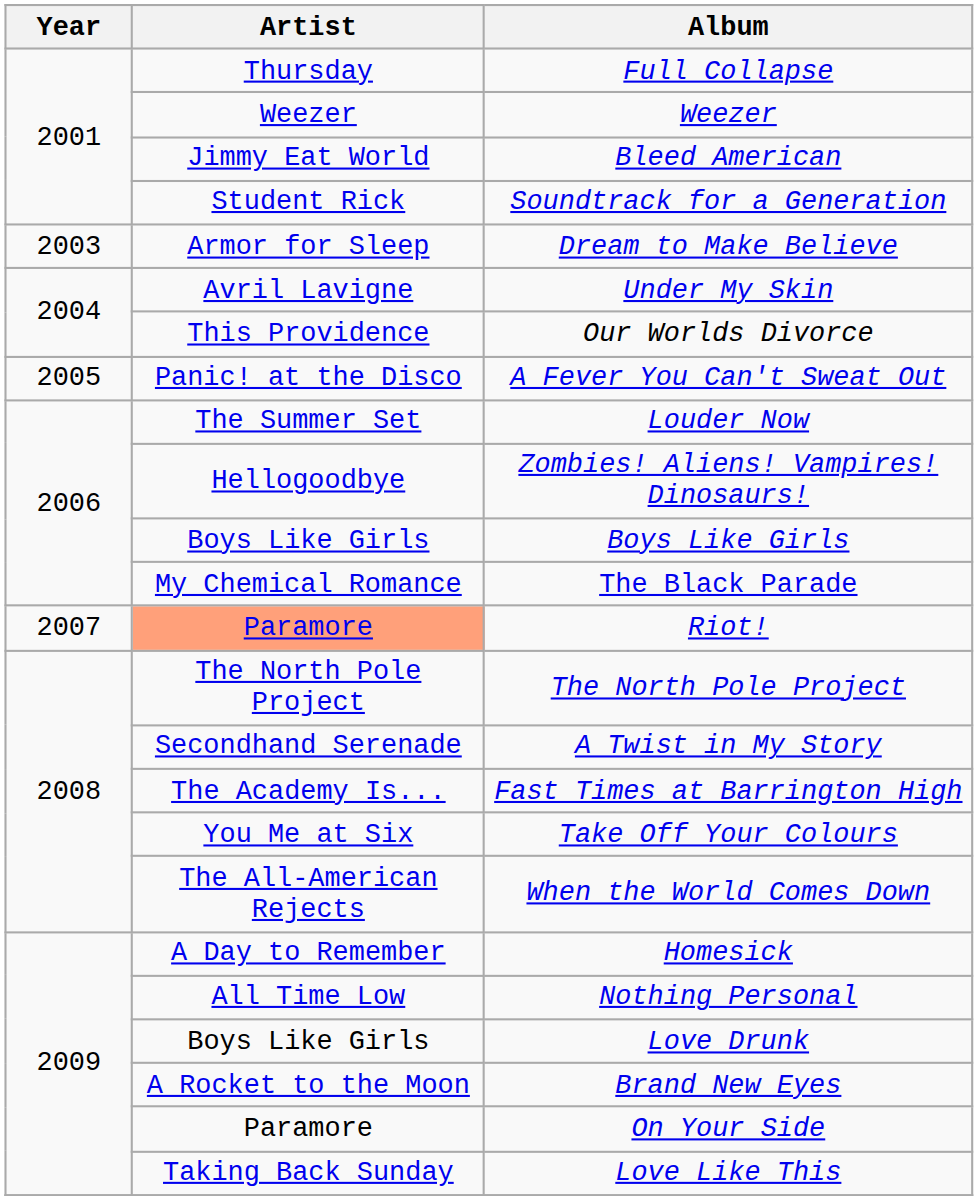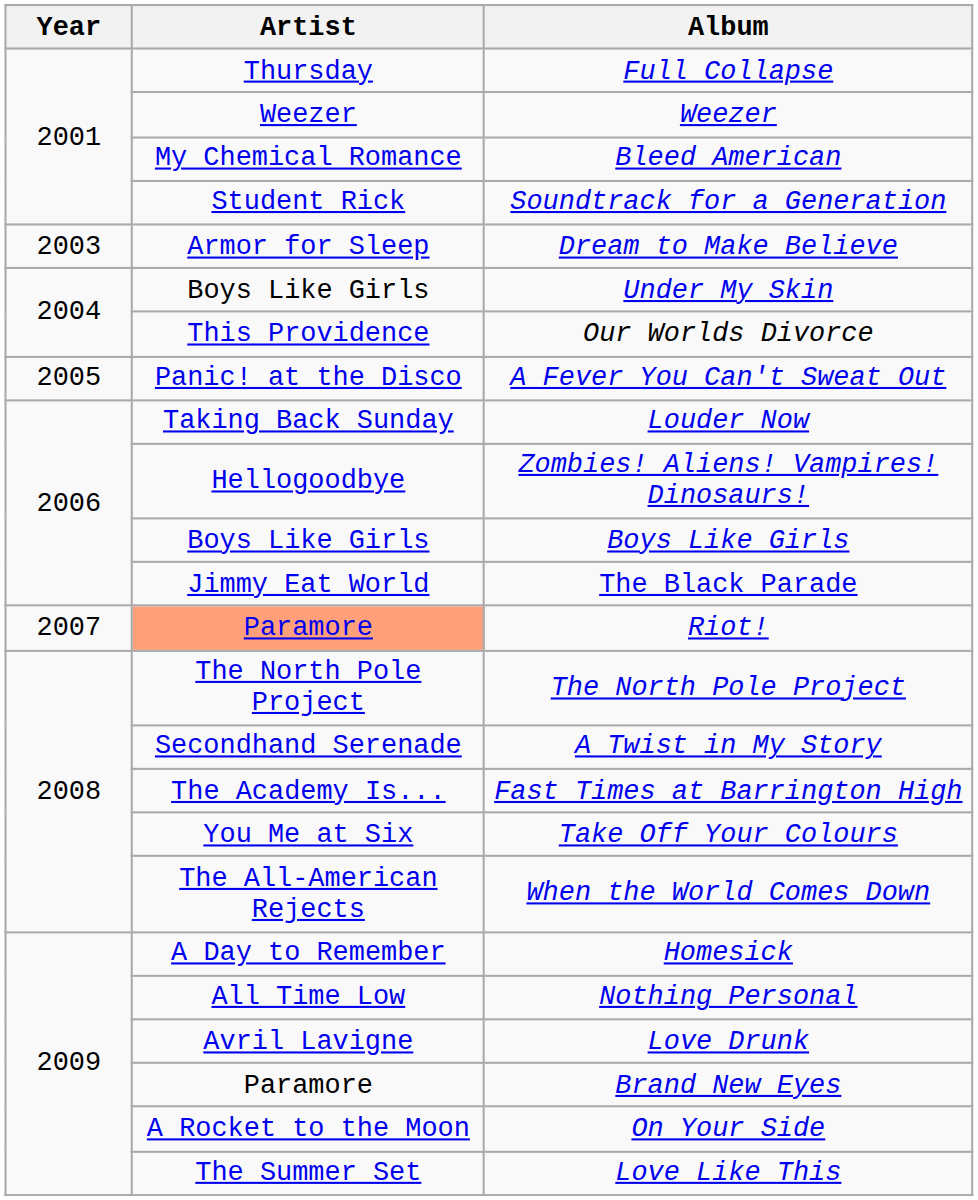(308, 159) Jimmy Eat World -> (308, 159) My Chemical Romance
(308, 290) Avril Lavigne -> (308, 290) Boys Like Girls
(308, 422) The Summer Set -> (308, 422) Taking Back Sunday
(308, 584) My Chemical Romance -> (308, 584) Jimmy Eat World
(308, 1041) Boys Like Girls -> (308, 1041) Avril Lavigne
(308, 1085) A Rocket to the Moon -> (308, 1085) Paramore
(308, 1129) Paramore -> (308, 1129) A Rocket to the Moon
(308, 1173) Taking Back Sunday -> (308, 1173) The Summer Set
